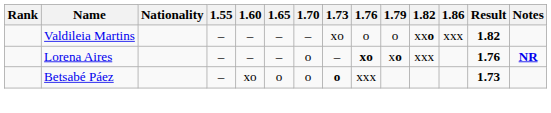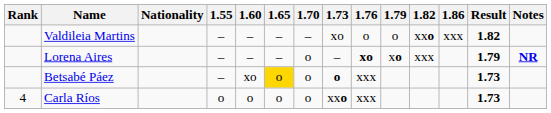(489, 56) 1.76 -> (489, 56) 1.79
(279, 77) no background -> (279, 77) gold background
+ row: (72, 98)
